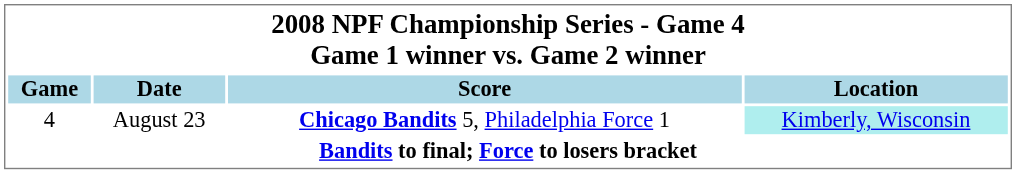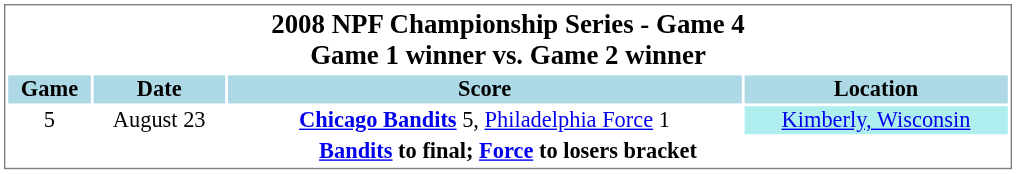(49, 119) 4 -> (49, 119) 5
